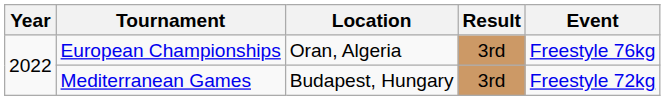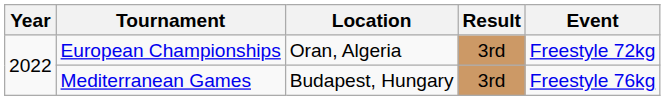(593, 50) Freestyle 76kg -> (593, 50) Freestyle 72kg
(593, 81) Freestyle 72kg -> (593, 81) Freestyle 76kg
